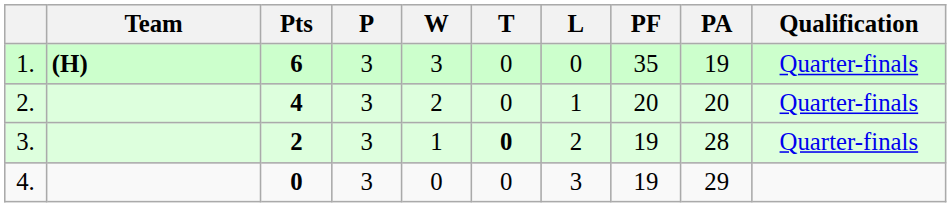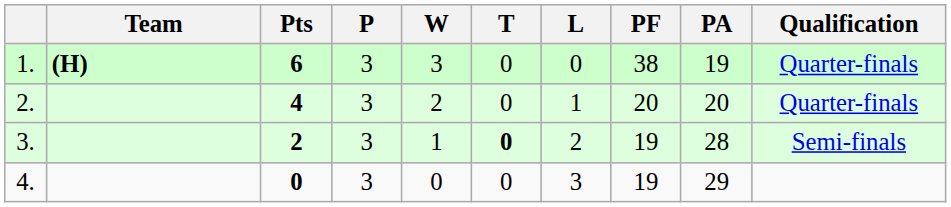(646, 63) 35 -> (646, 63) 38
(849, 142) Quarter-finals -> (849, 142) Semi-finals
